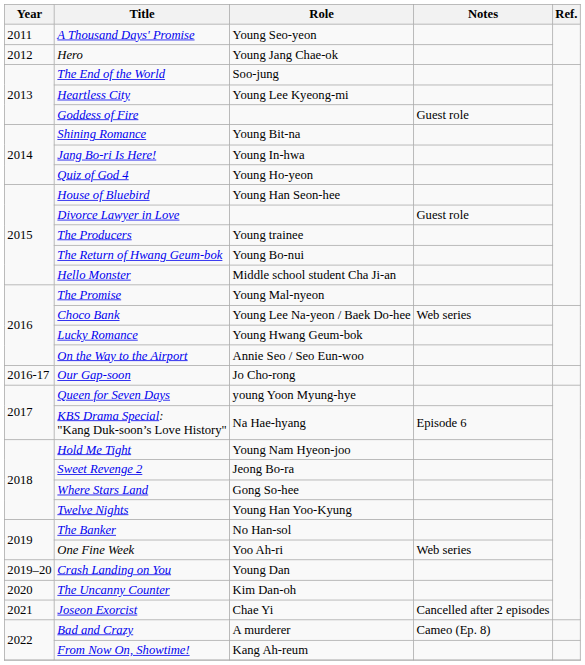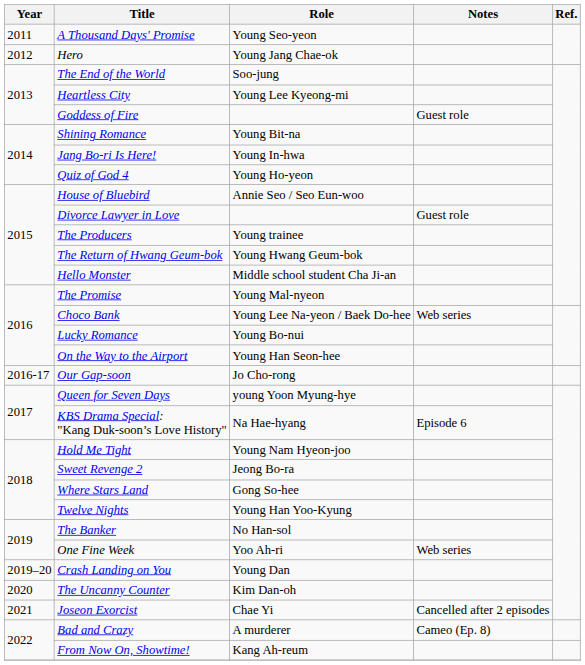(286, 194) Young Han Seon-hee -> (298, 194) Annie Seo / Seo Eun-woo
(268, 255) Young Bo-nui -> (298, 255) Young Hwang Geum-bok
(298, 335) Young Hwang Geum-bok -> (268, 335) Young Bo-nui
(298, 355) Annie Seo / Seo Eun-woo -> (286, 355) Young Han Seon-hee
